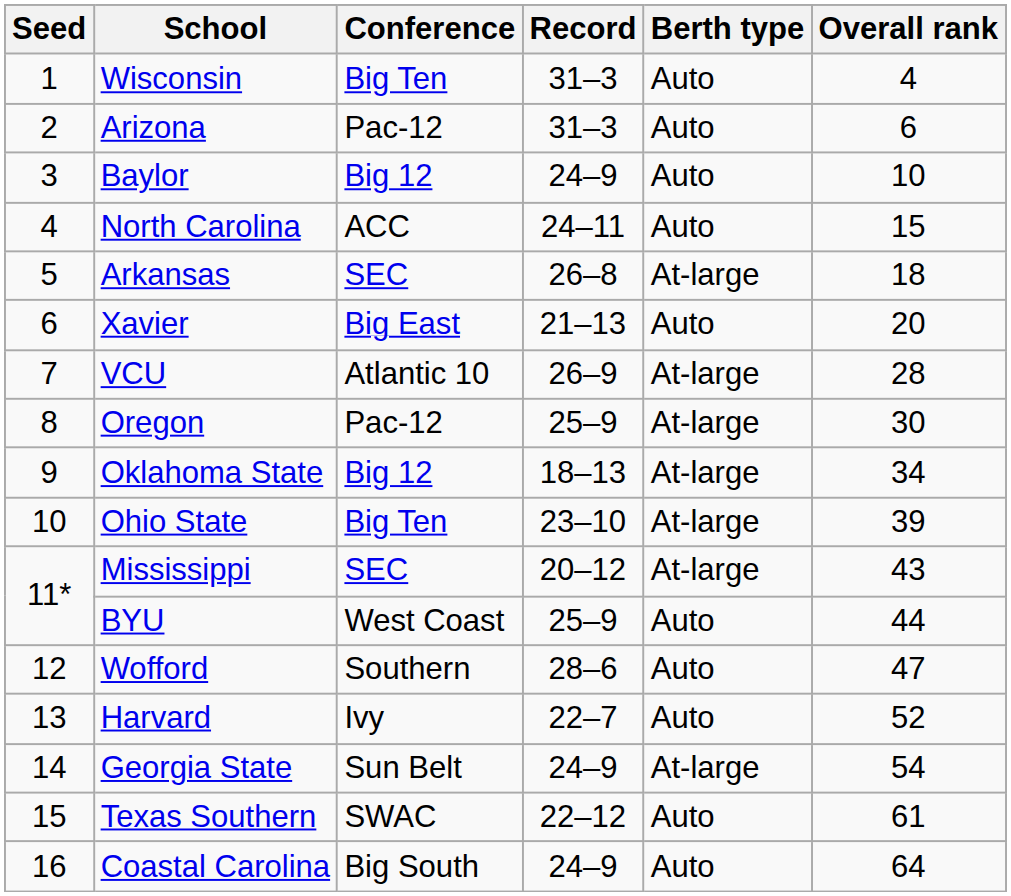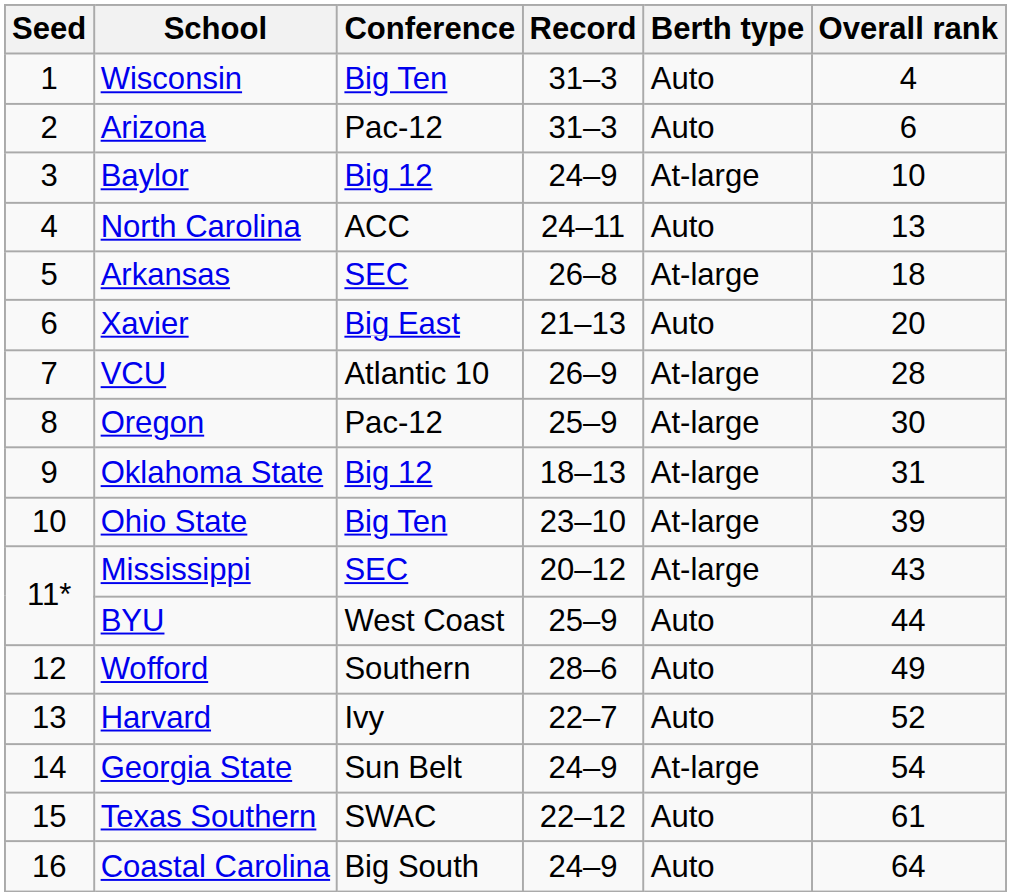(683, 176) Auto -> (705, 176) At-large
(908, 226) 15 -> (908, 226) 13
(908, 472) 34 -> (908, 472) 31
(908, 669) 47 -> (908, 669) 49
